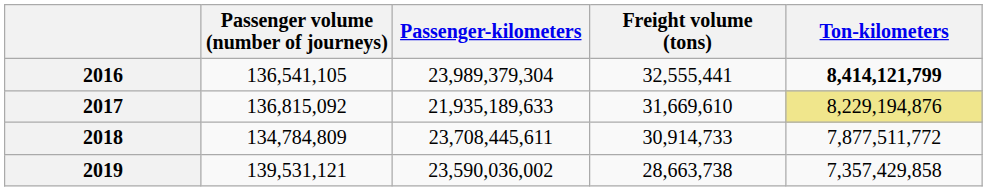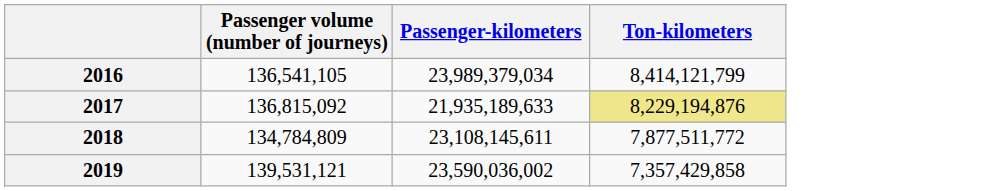- column: (687, 31)
(491, 74) 23,989,379,304 -> (491, 74) 23,989,379,034
(884, 74) bold -> (687, 74) normal
(491, 138) 23,708,445,611 -> (491, 138) 23,108,145,611
